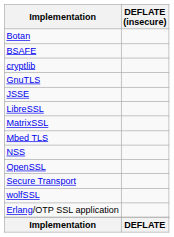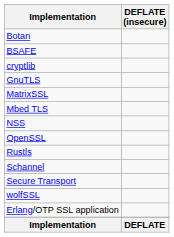- row: (18, 95)
- row: (25, 109)
+ row: (19, 153)
+ row: (25, 167)
